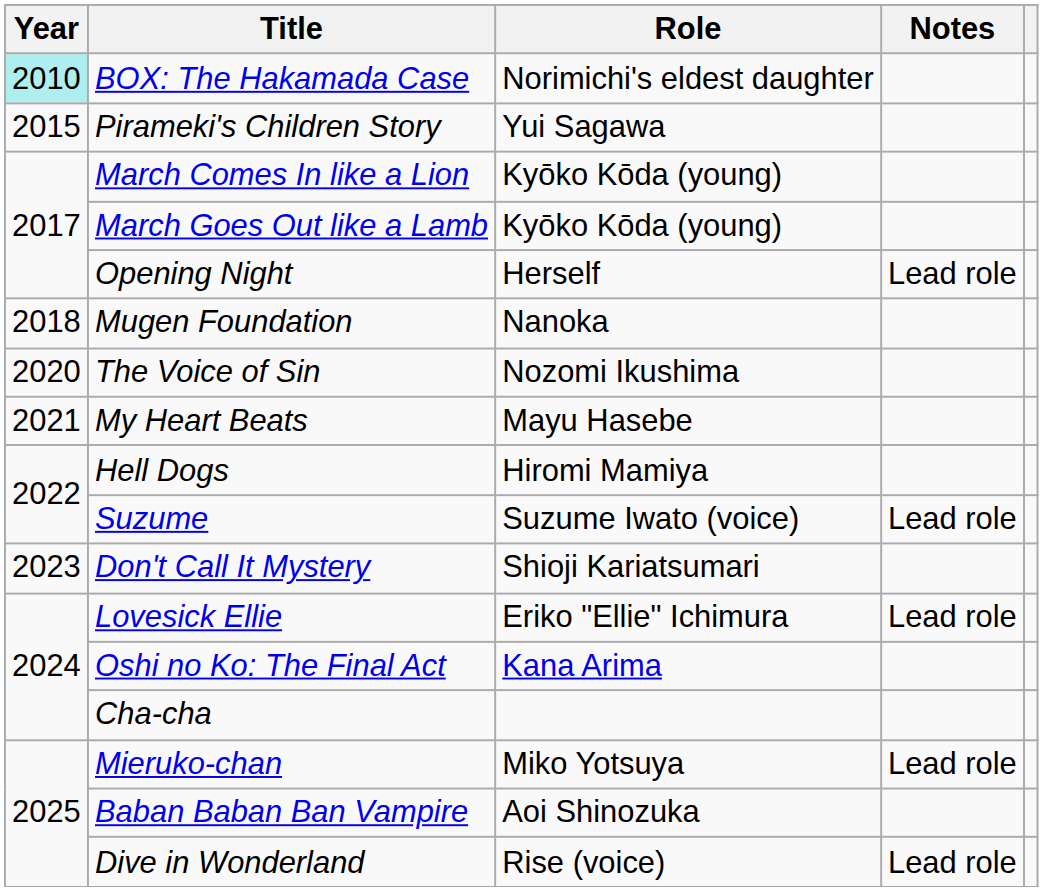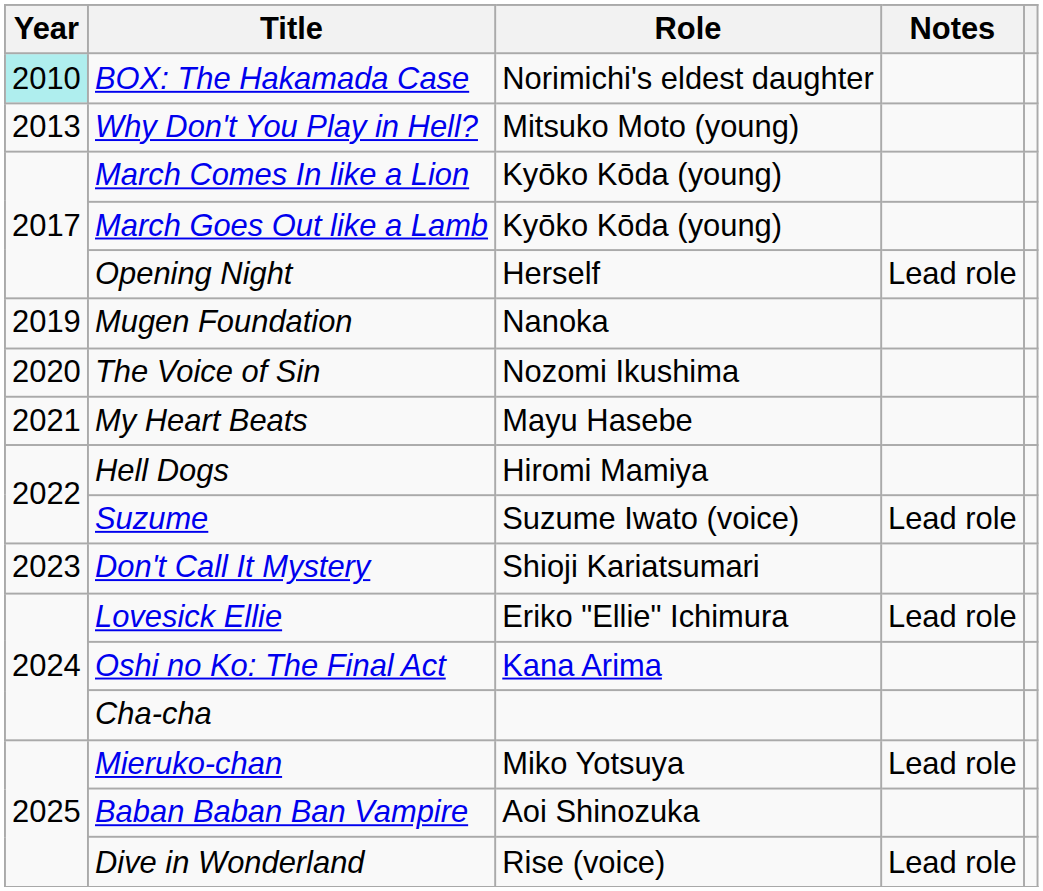+ row: (286, 126)
- row: (268, 126)
(46, 322) 2018 -> (46, 322) 2019
